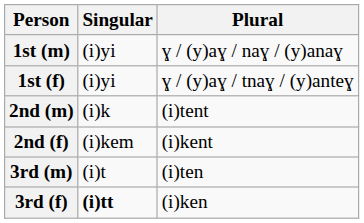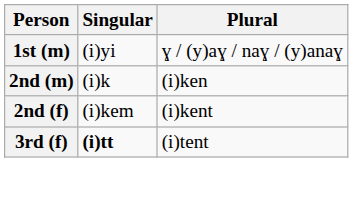- row: (41, 80)
(185, 111) (i)tent -> (185, 80) (i)ken
- row: (41, 171)
(185, 202) (i)ken -> (185, 141) (i)tent
